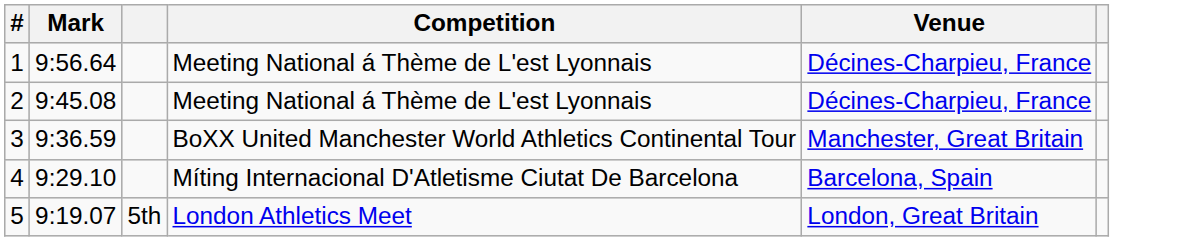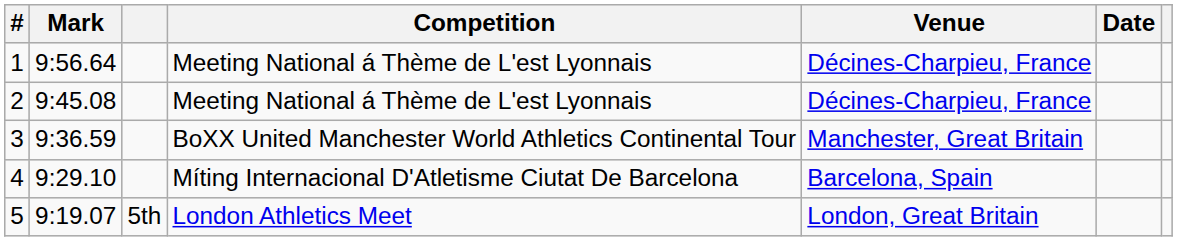+ column: (1129, 23)
